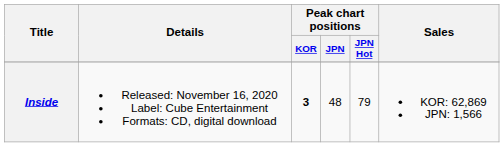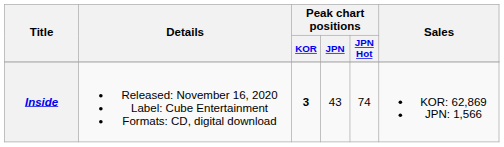(335, 102) 48 -> (335, 102) 43
(364, 102) 79 -> (364, 102) 74
